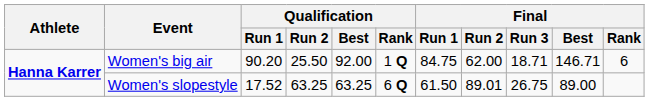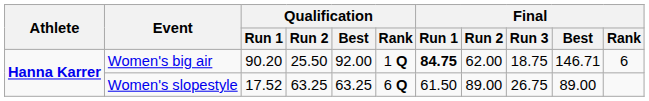(439, 62) normal -> (439, 62) bold
(529, 62) 18.71 -> (529, 62) 18.75
(484, 85) 89.01 -> (484, 85) 89.00
